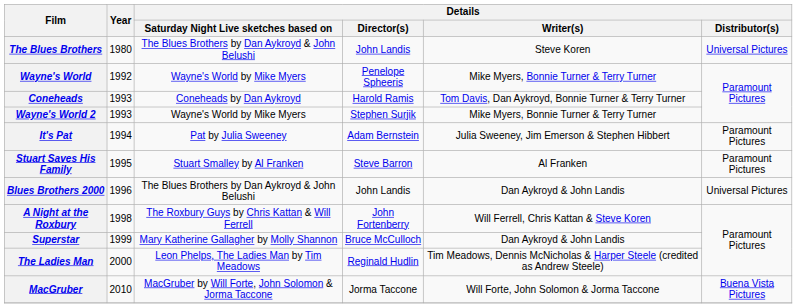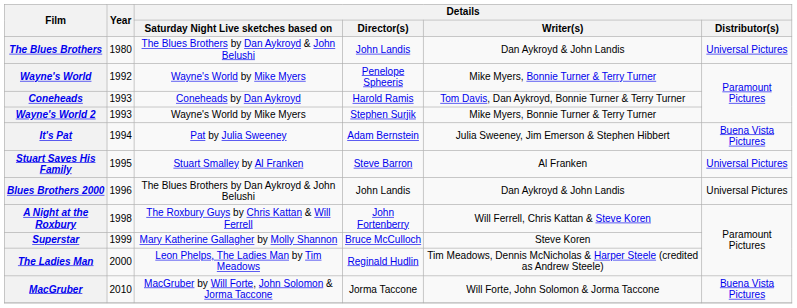(563, 50) Steve Koren -> (563, 50) Dan Aykroyd & John Landis
(747, 136) Paramount Pictures -> (747, 136) Buena Vista Pictures
(747, 164) Paramount Pictures -> (747, 164) Universal Pictures
(563, 240) Dan Aykroyd & John Landis -> (563, 240) Steve Koren
